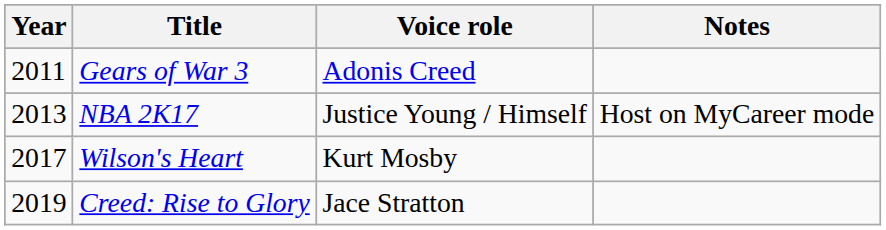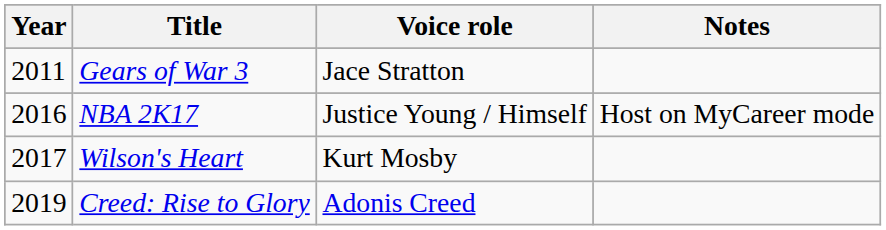(399, 70) Adonis Creed -> (394, 70) Jace Stratton
(39, 114) 2013 -> (39, 114) 2016
(394, 202) Jace Stratton -> (399, 202) Adonis Creed
